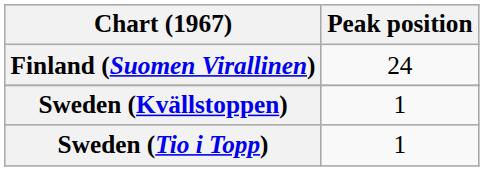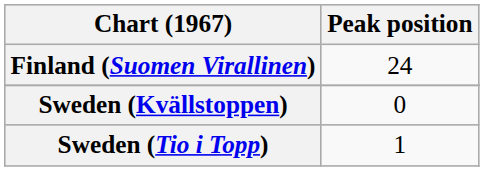(400, 104) 1 -> (400, 104) 0
